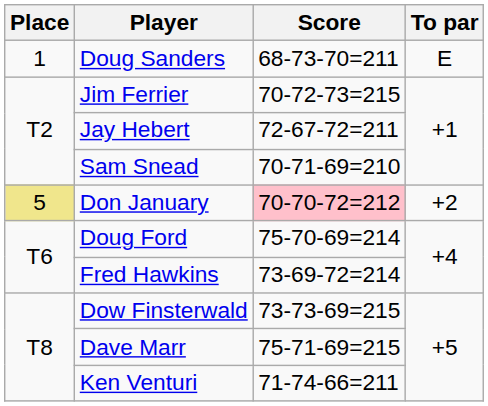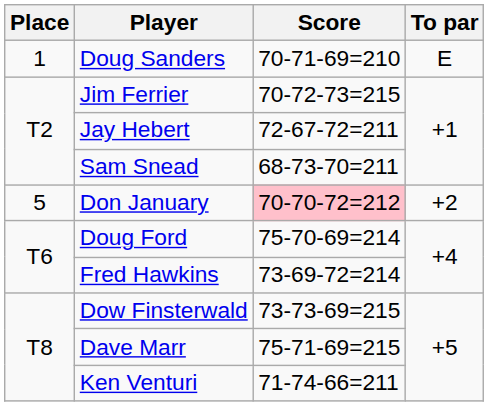(328, 58) 68-73-70=211 -> (329, 58) 70-71-69=210
(329, 166) 70-71-69=210 -> (328, 166) 68-73-70=211
(40, 202) khaki background -> (40, 202) no background
